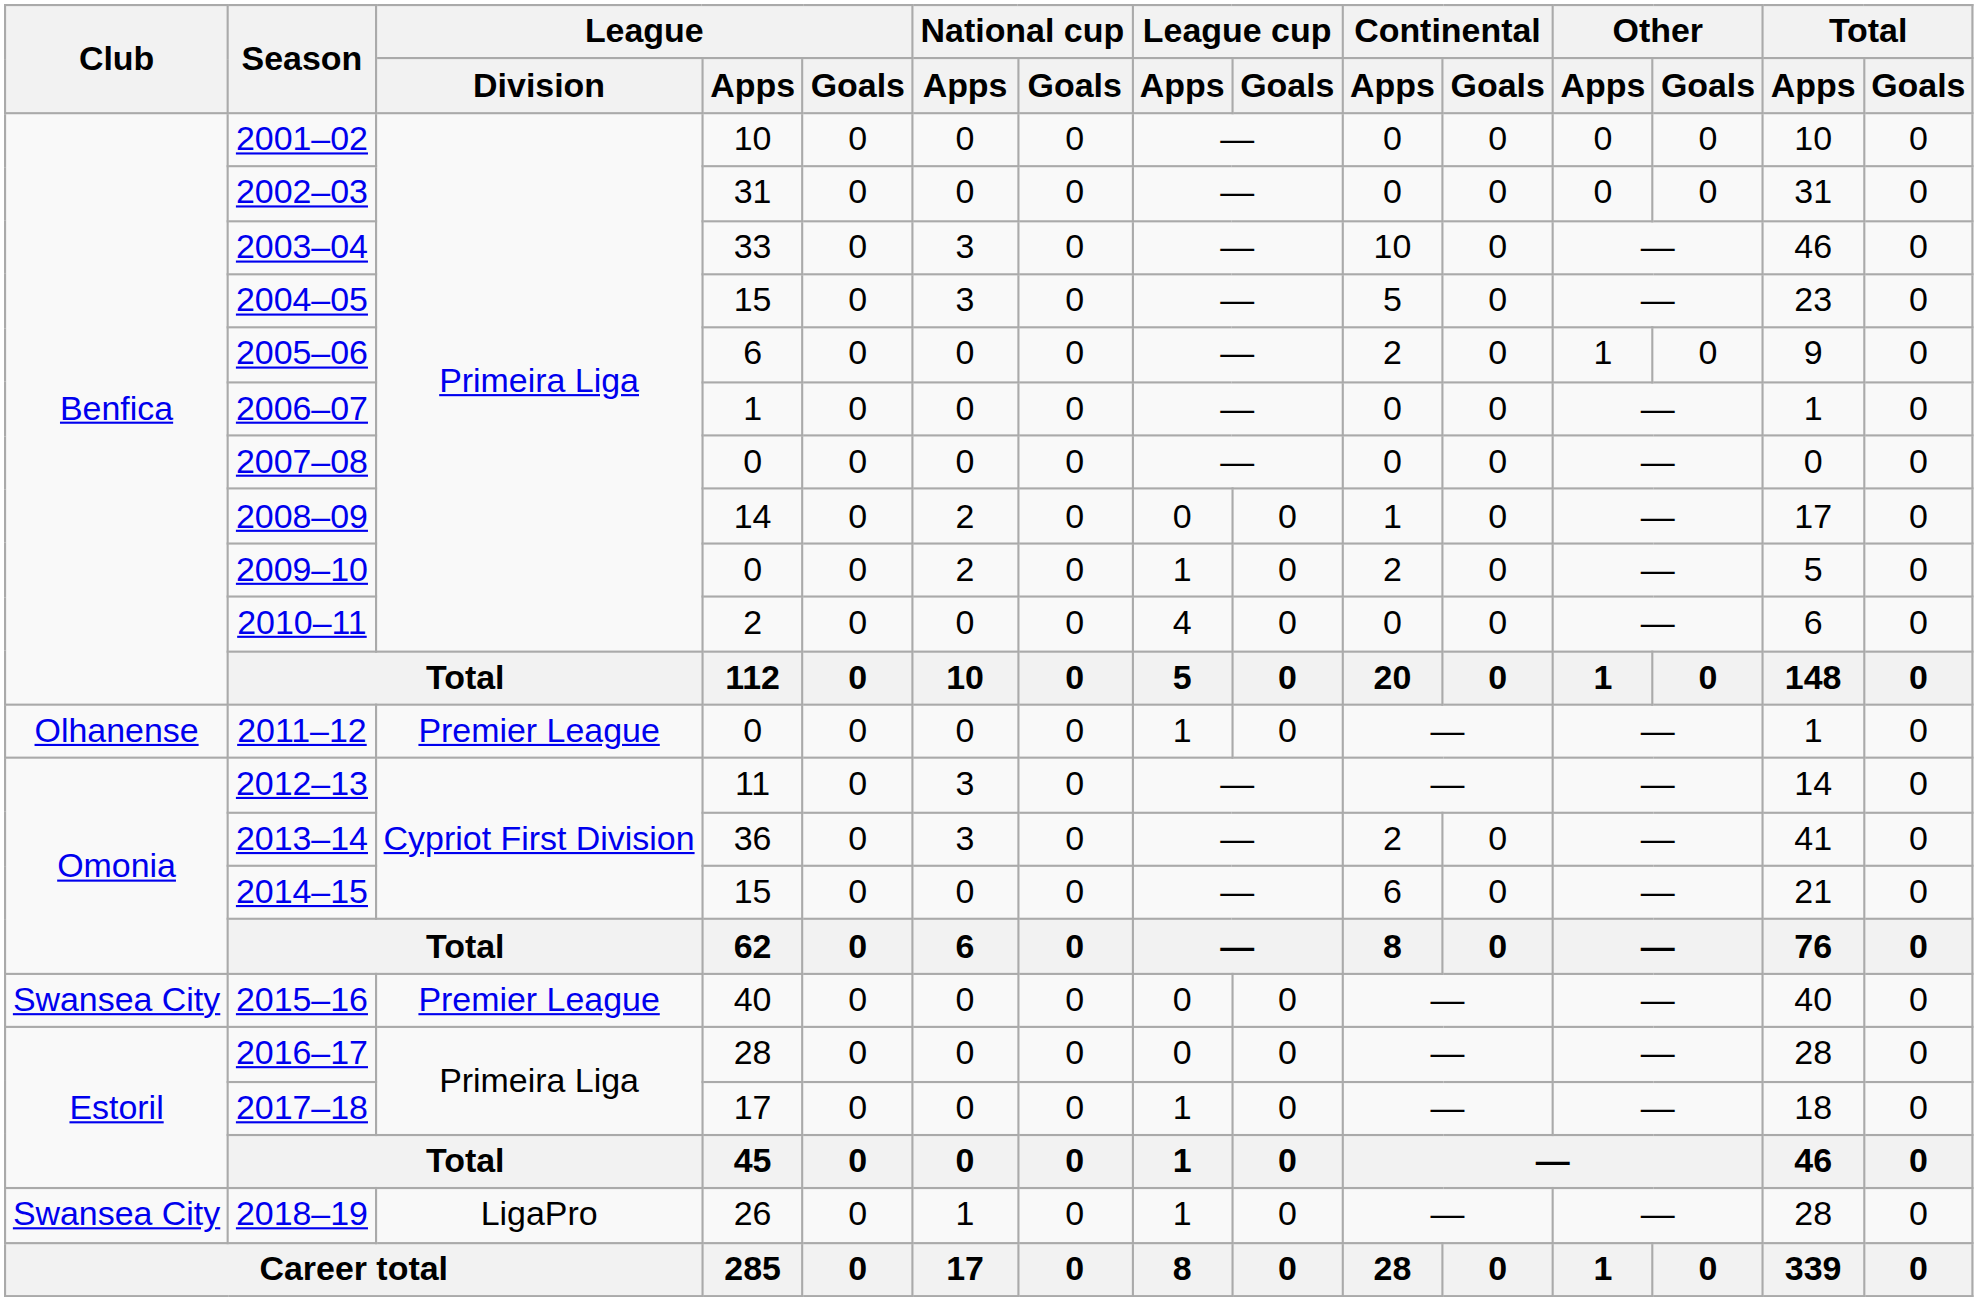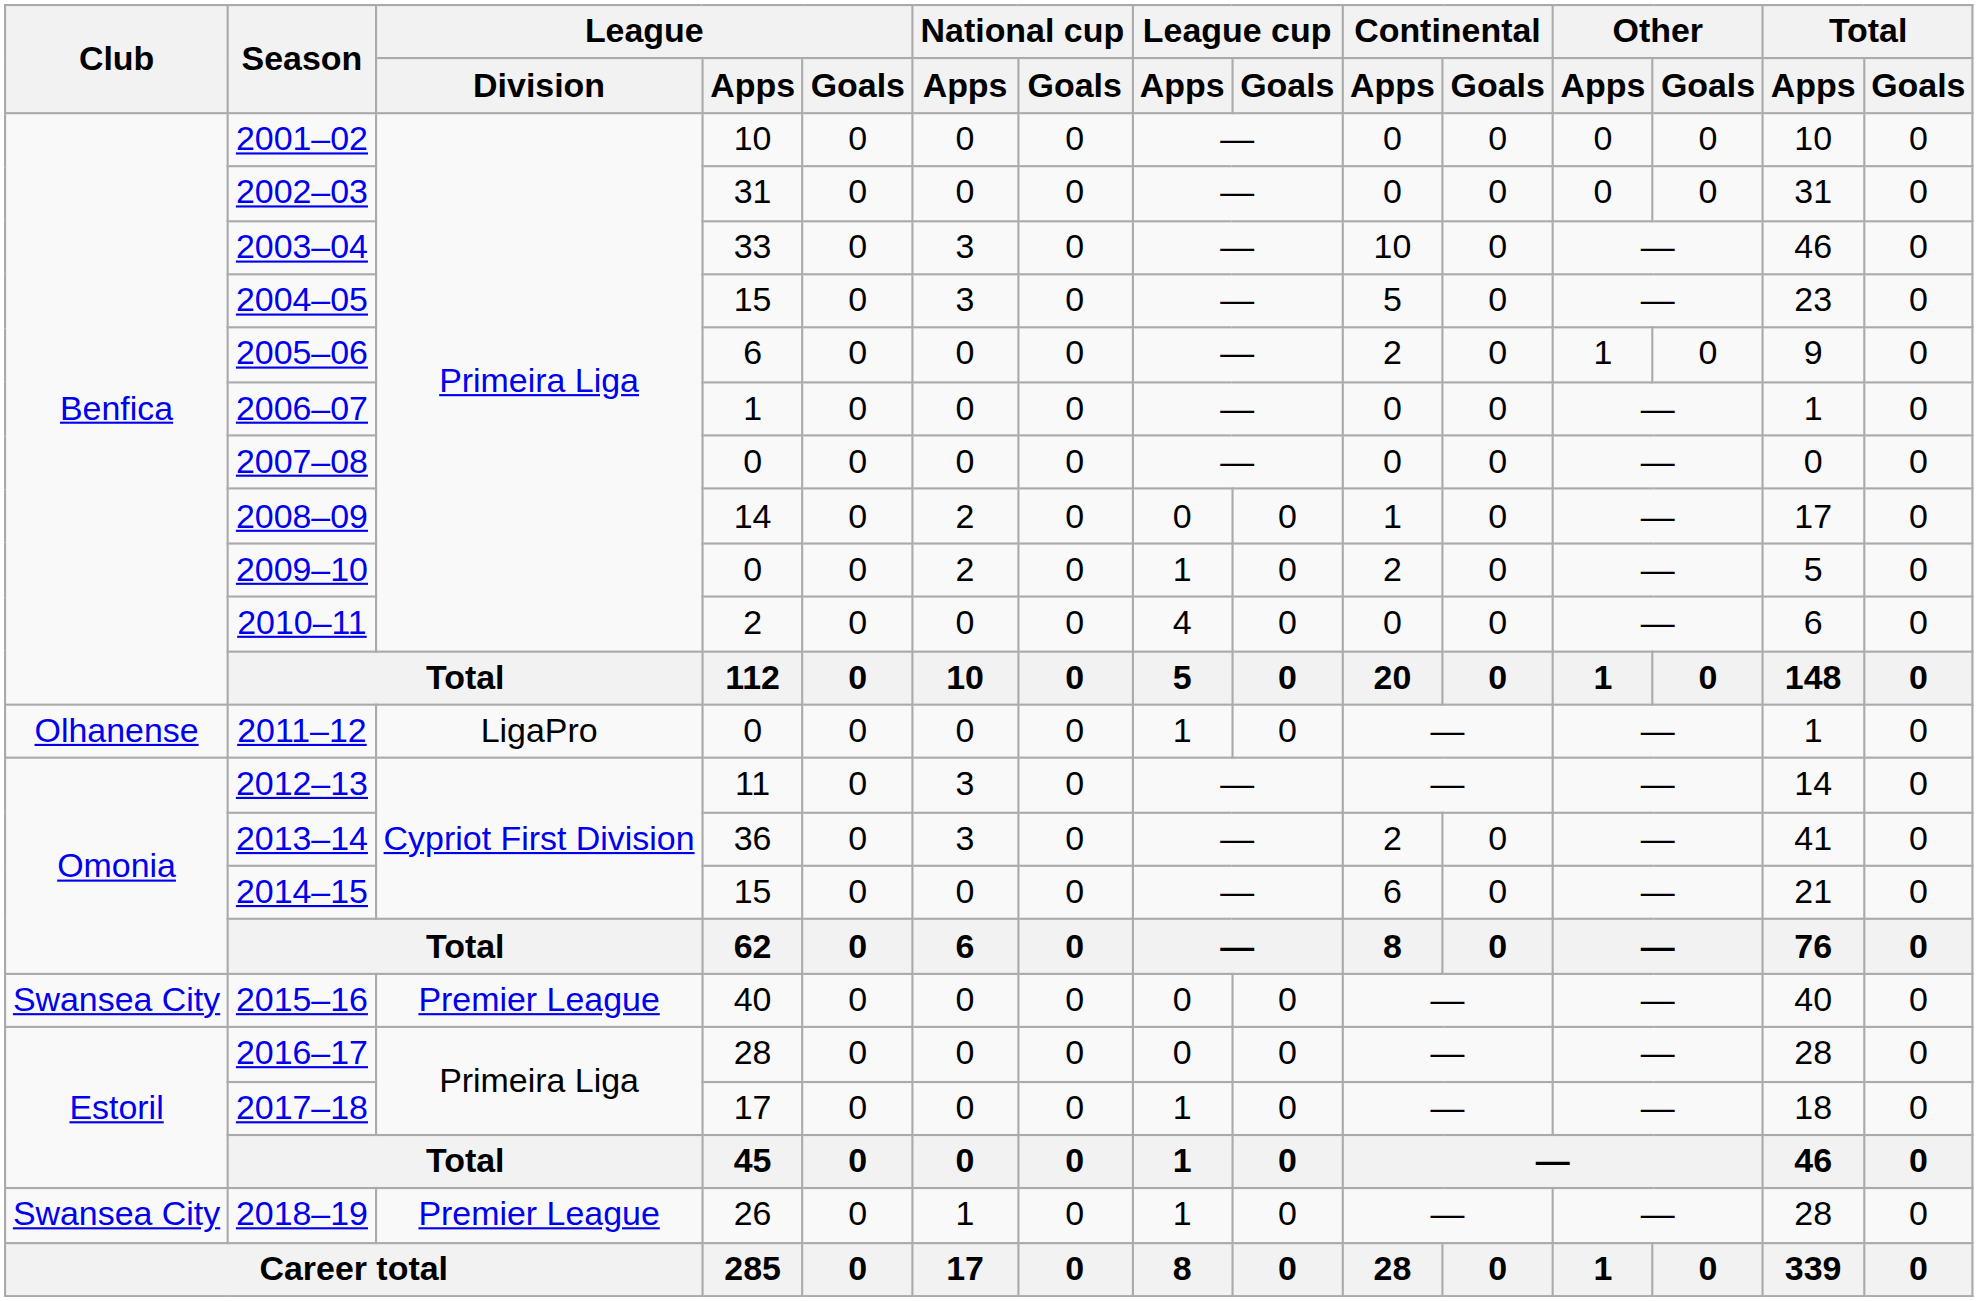(539, 730) Premier League -> (539, 730) LigaPro
(539, 1214) LigaPro -> (539, 1214) Premier League
